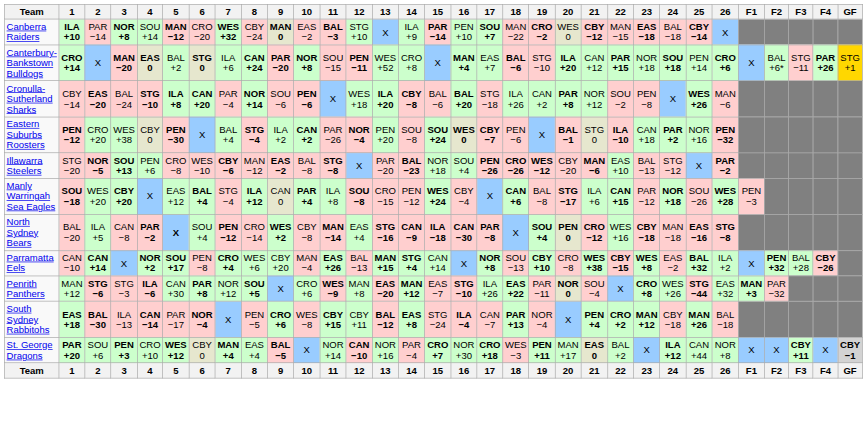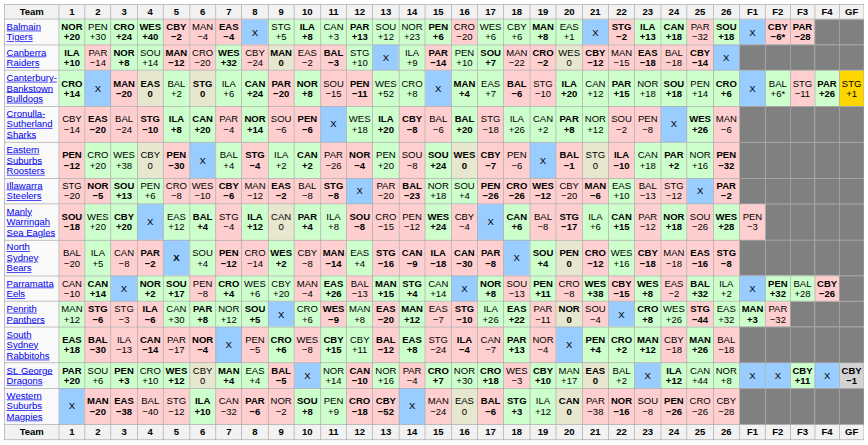+ row: (24, 32)
(542, 263) CBY +10 -> (543, 288) PEN +11
(542, 350) PEN +11 -> (543, 375) CBY +10
+ row: (25, 406)
